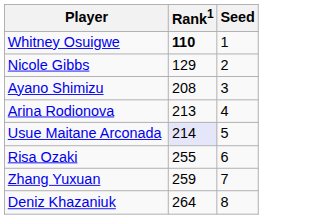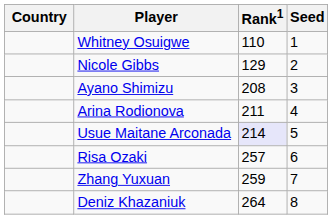+ column: (39, 17)
(184, 42) bold -> (253, 42) normal
(184, 111) 213 -> (253, 111) 211
(184, 156) 255 -> (254, 156) 257
